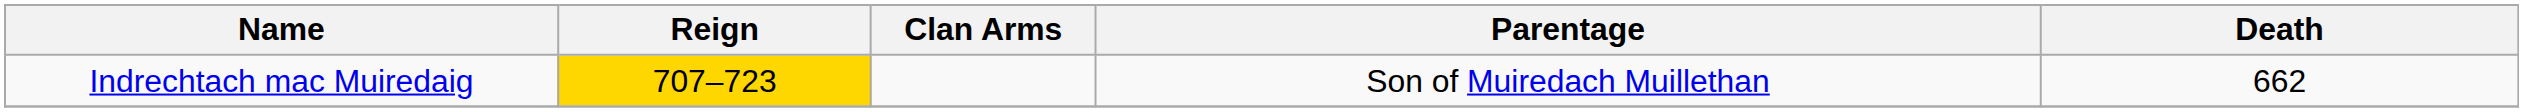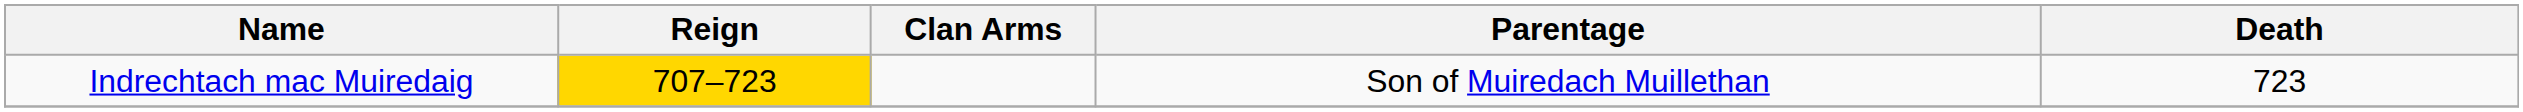(2280, 80) 662 -> (2280, 80) 723
